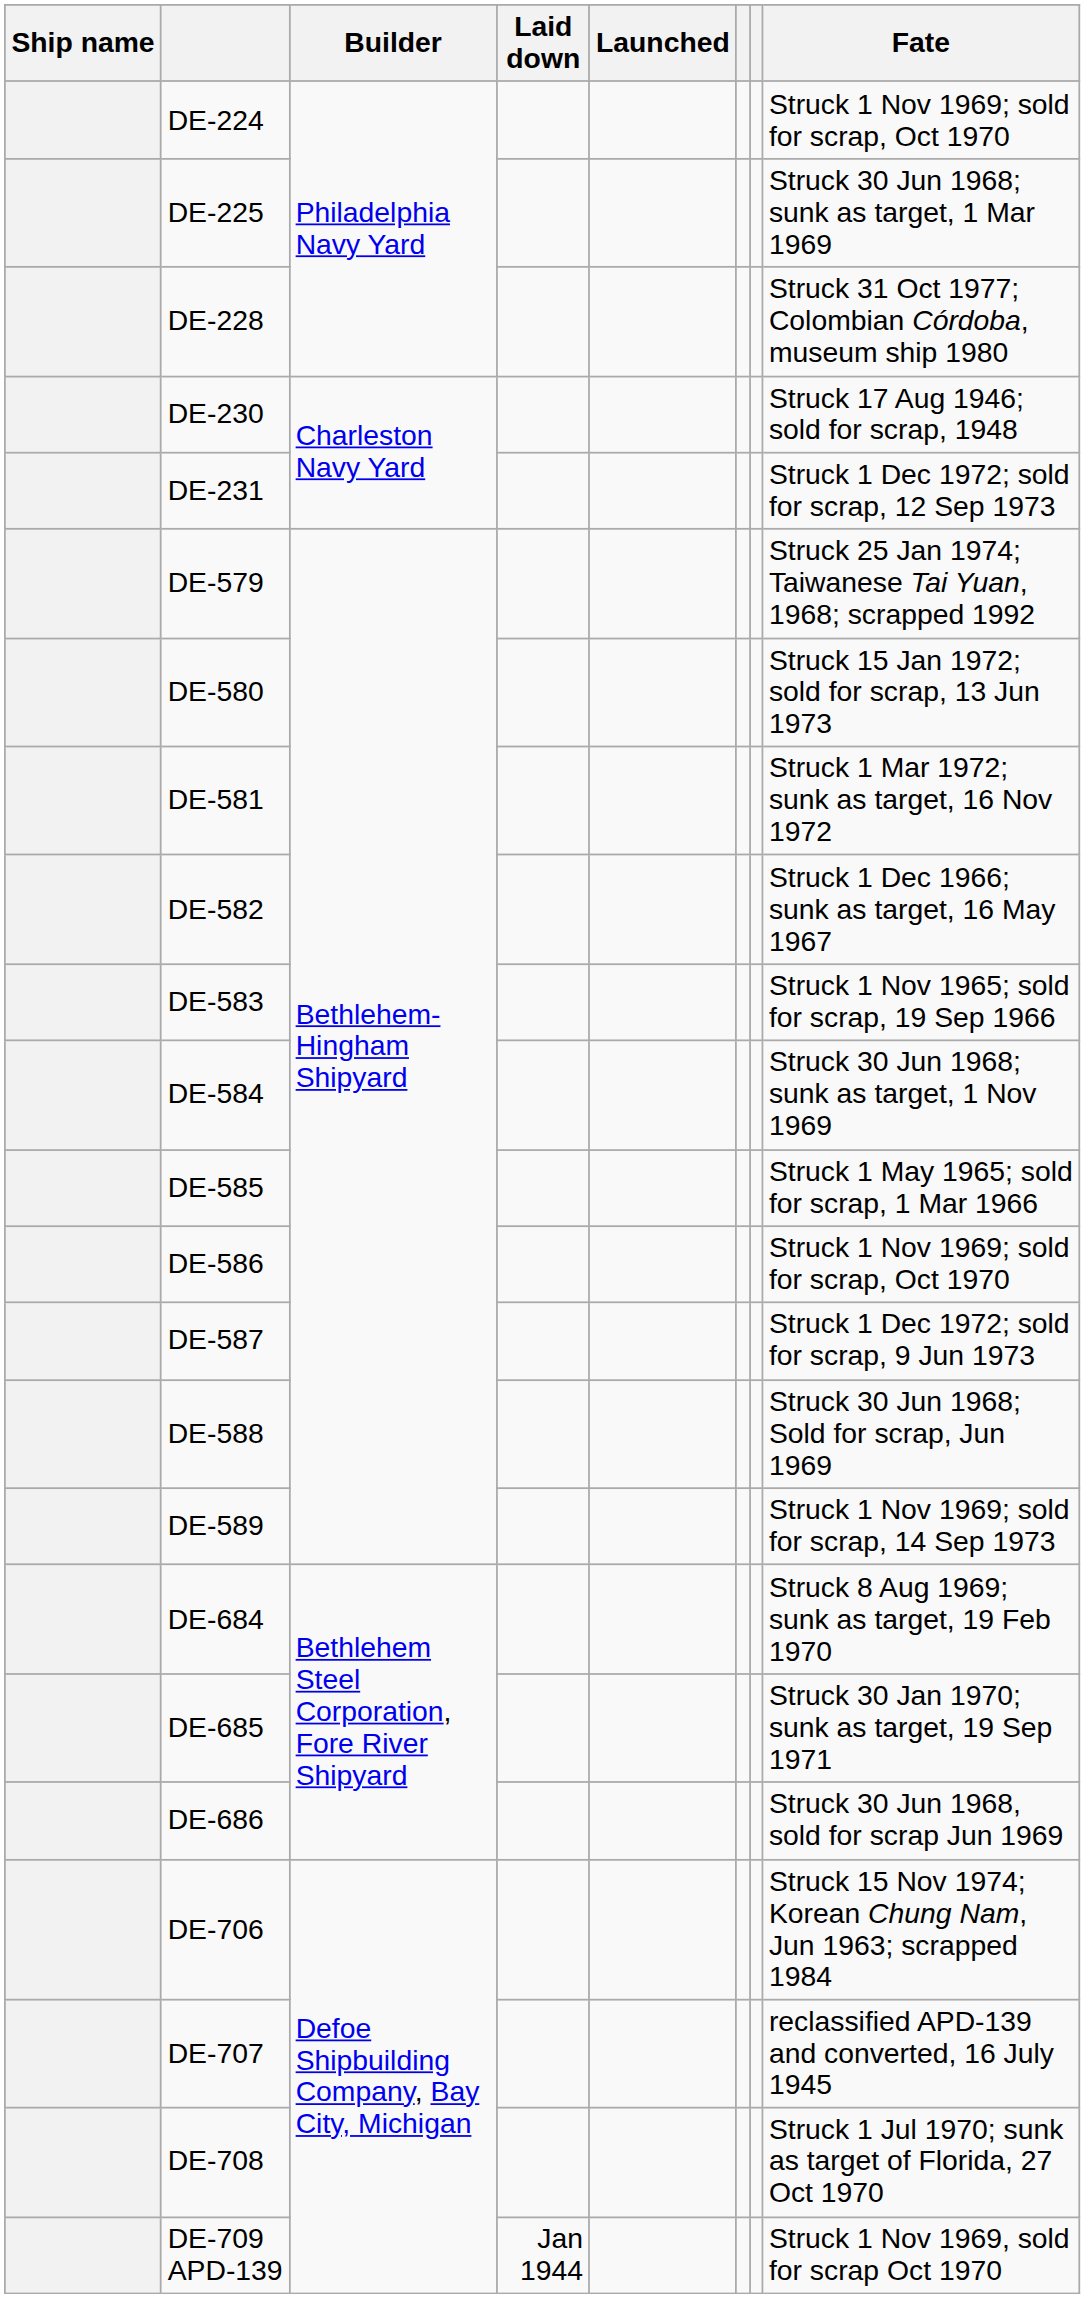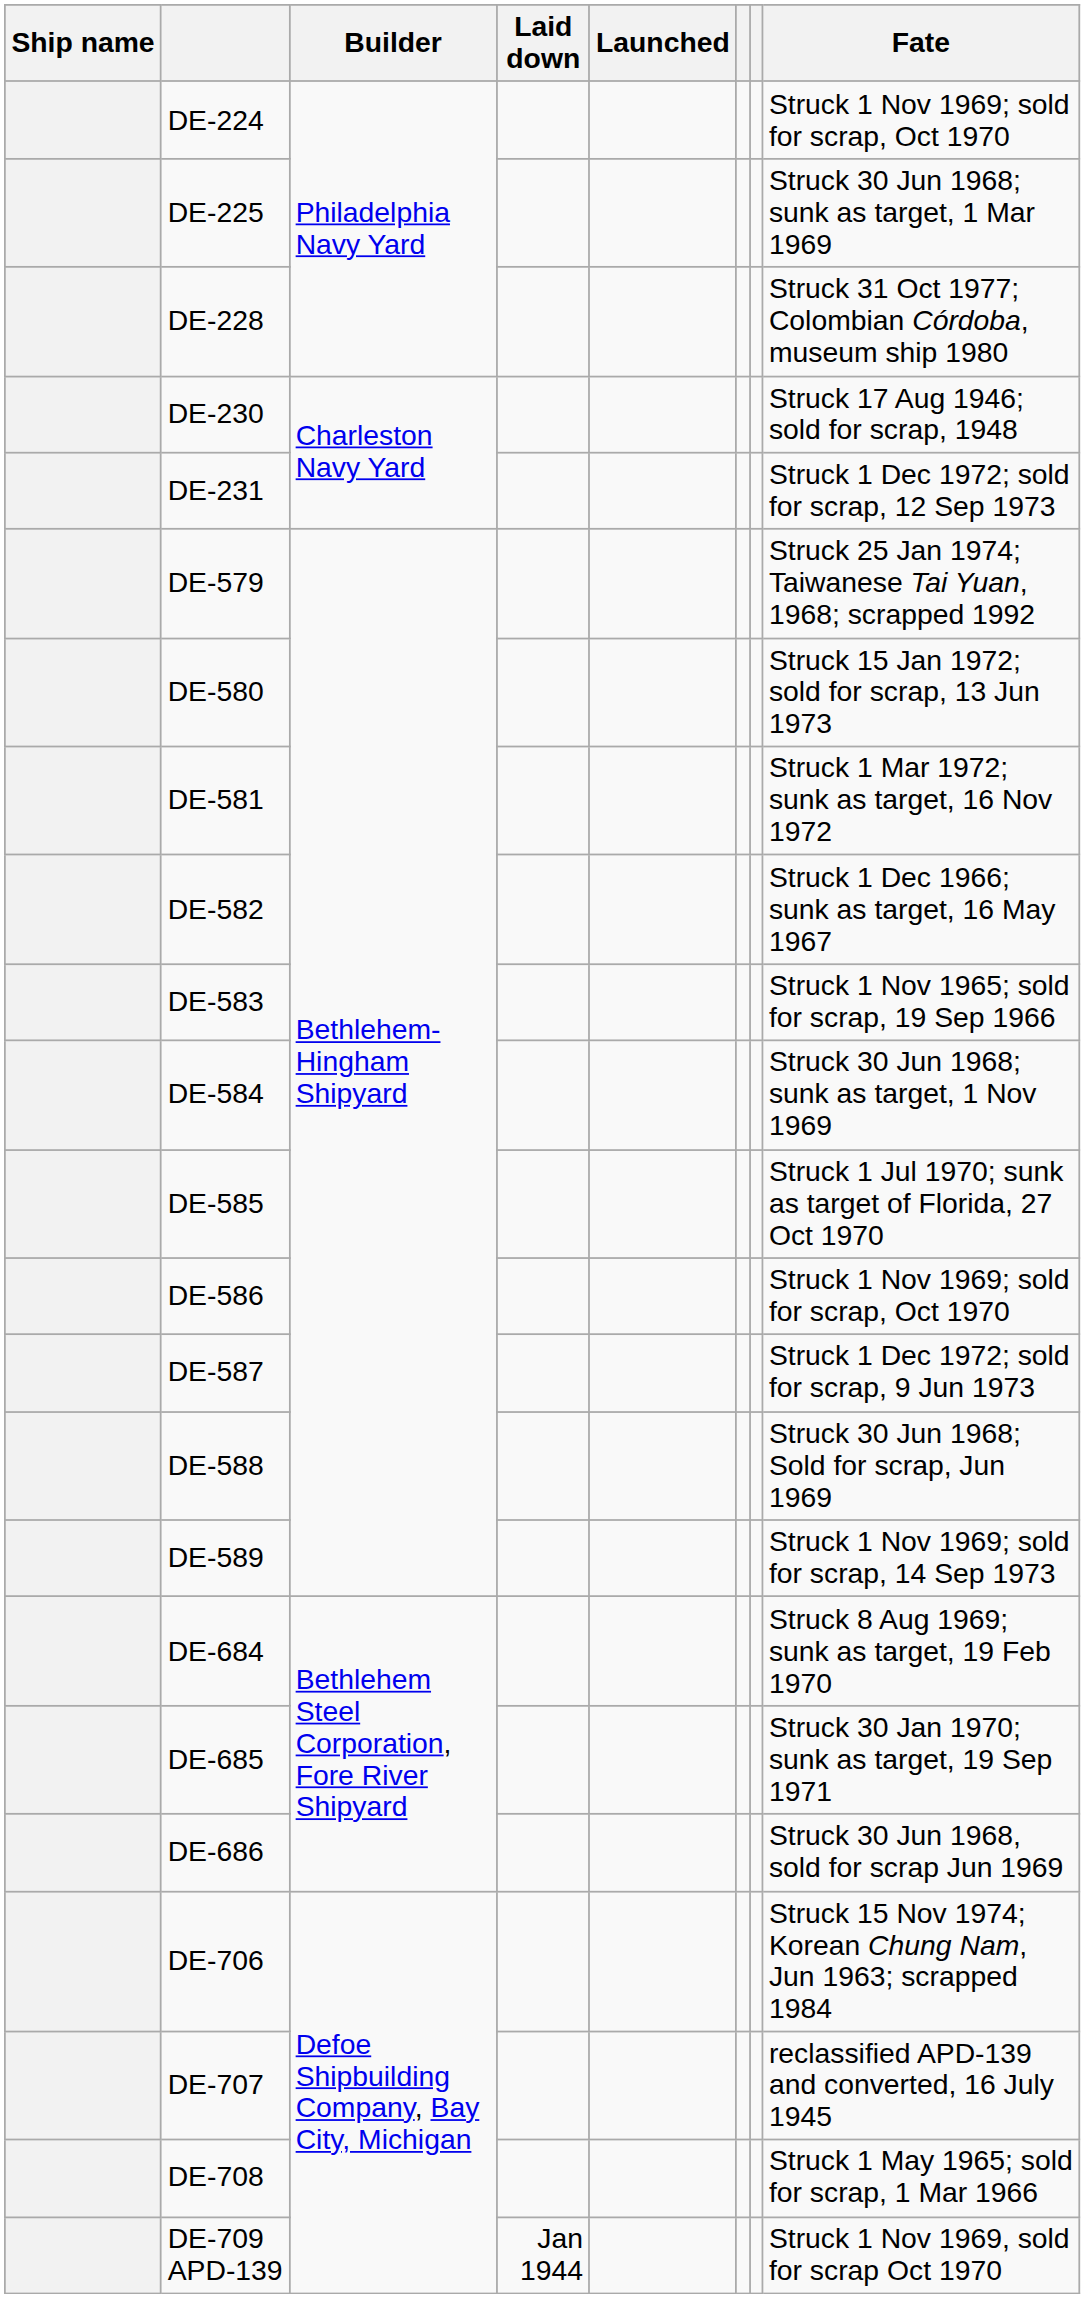(921, 1187) Struck 1 May 1965; sold for scrap, 1 Mar 1966 -> (916, 1203) Struck 1 Jul 1970; sunk as target of Florida, 27 Oct 1970
(916, 2162) Struck 1 Jul 1970; sunk as target of Florida, 27 Oct 1970 -> (921, 2177) Struck 1 May 1965; sold for scrap, 1 Mar 1966
